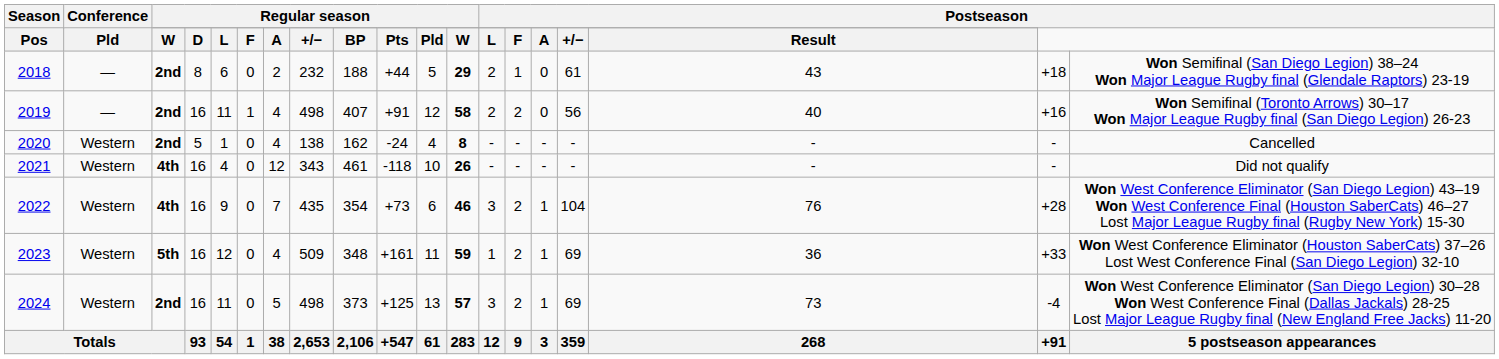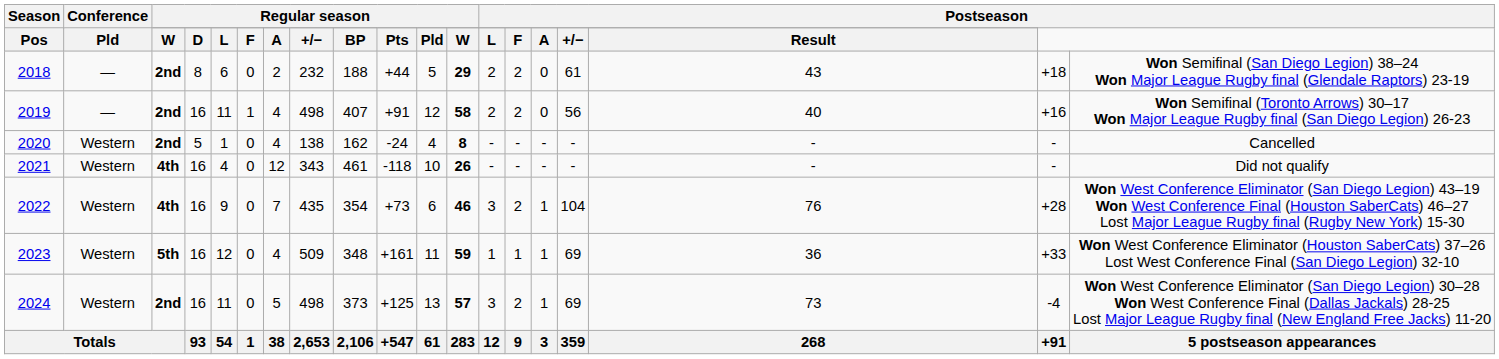(518, 71) 1 -> (518, 71) 2
(518, 254) 2 -> (518, 254) 1
